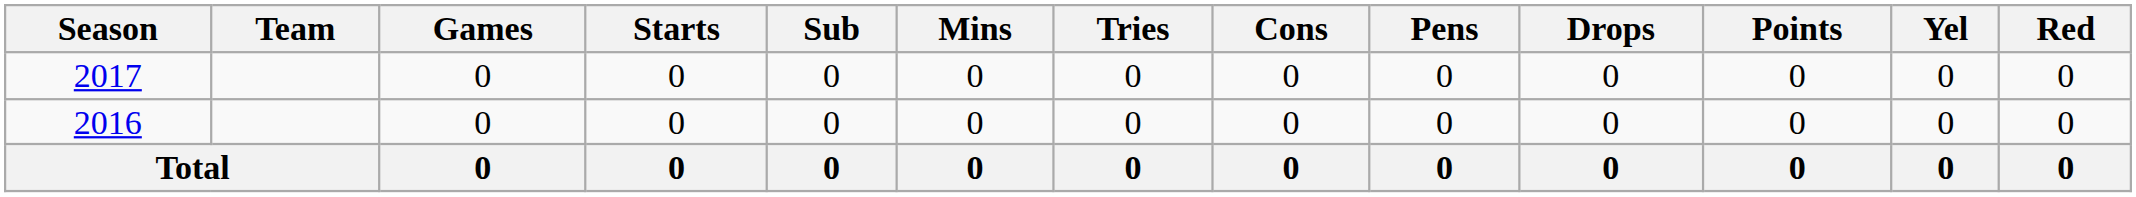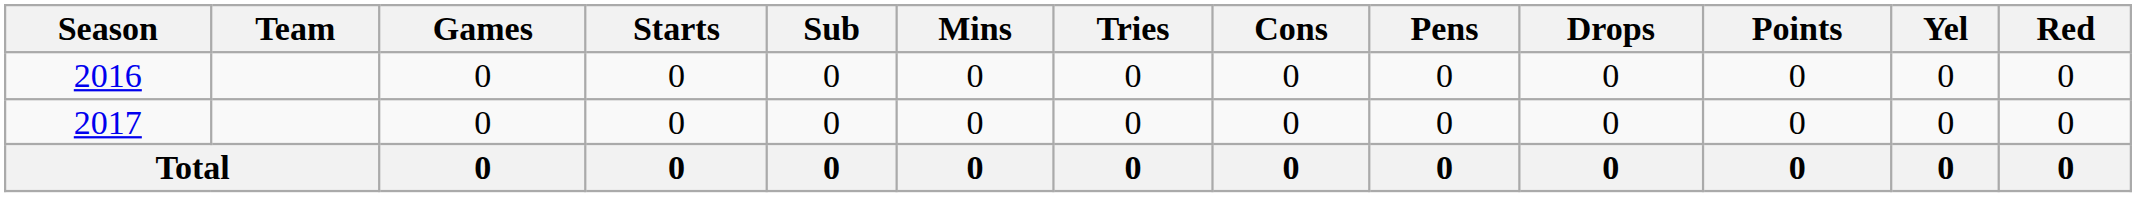rows swapped: (108, 121) <-> (108, 74)
